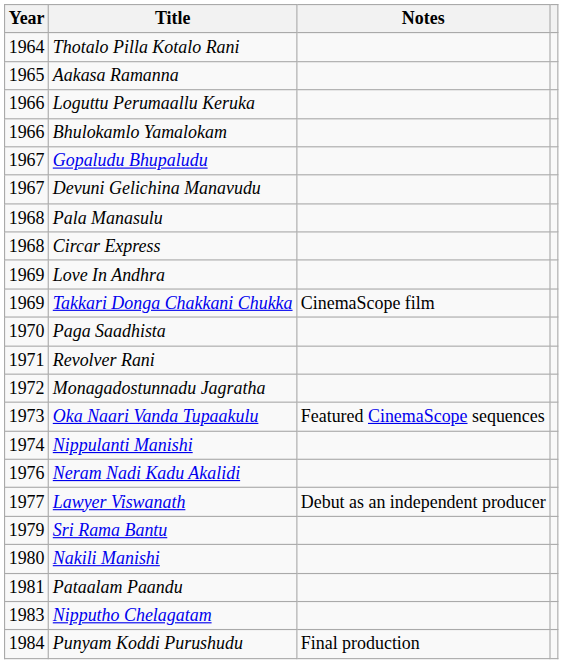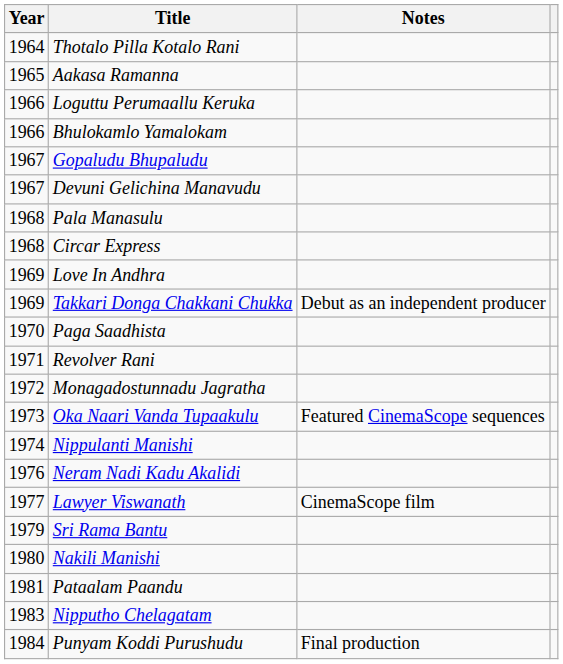(368, 302) CinemaScope film -> (423, 302) Debut as an independent producer
(423, 501) Debut as an independent producer -> (368, 501) CinemaScope film
